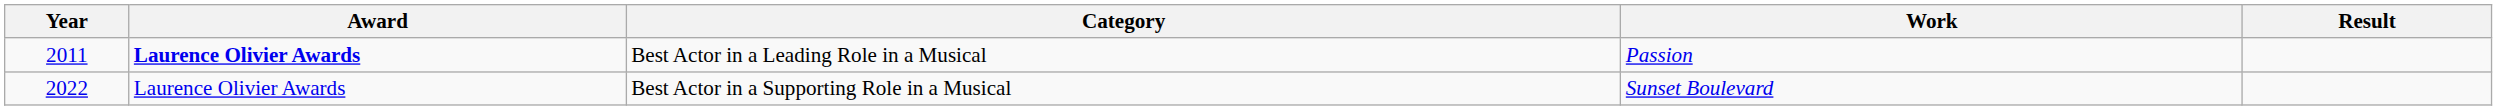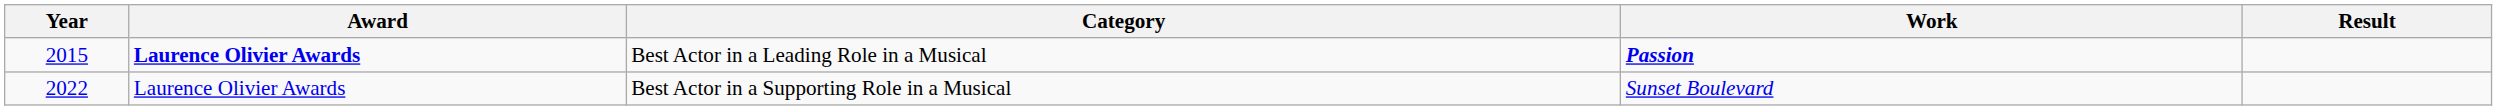(67, 54) 2011 -> (67, 54) 2015
(1659, 54) normal -> (1660, 54) bold
